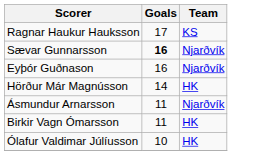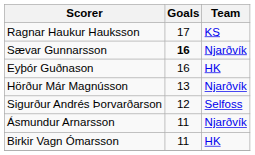(203, 68) Njarðvík -> (213, 68) HK
(161, 86) 14 -> (183, 86) 13
(190, 86) HK -> (226, 86) Njarðvík
+ row: (84, 104)
- row: (73, 141)
